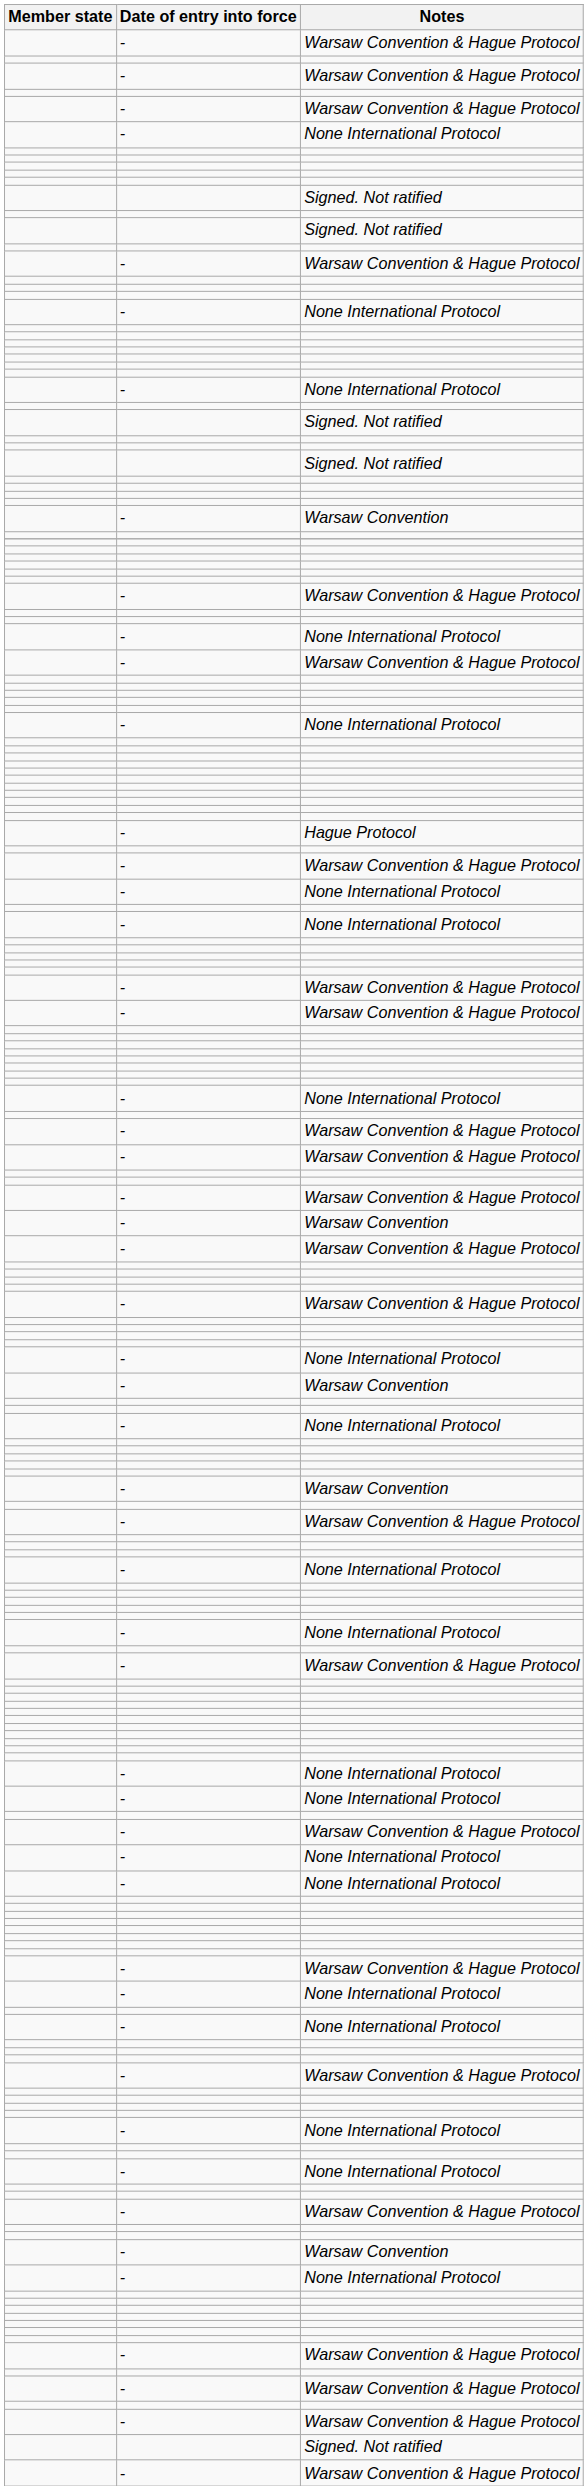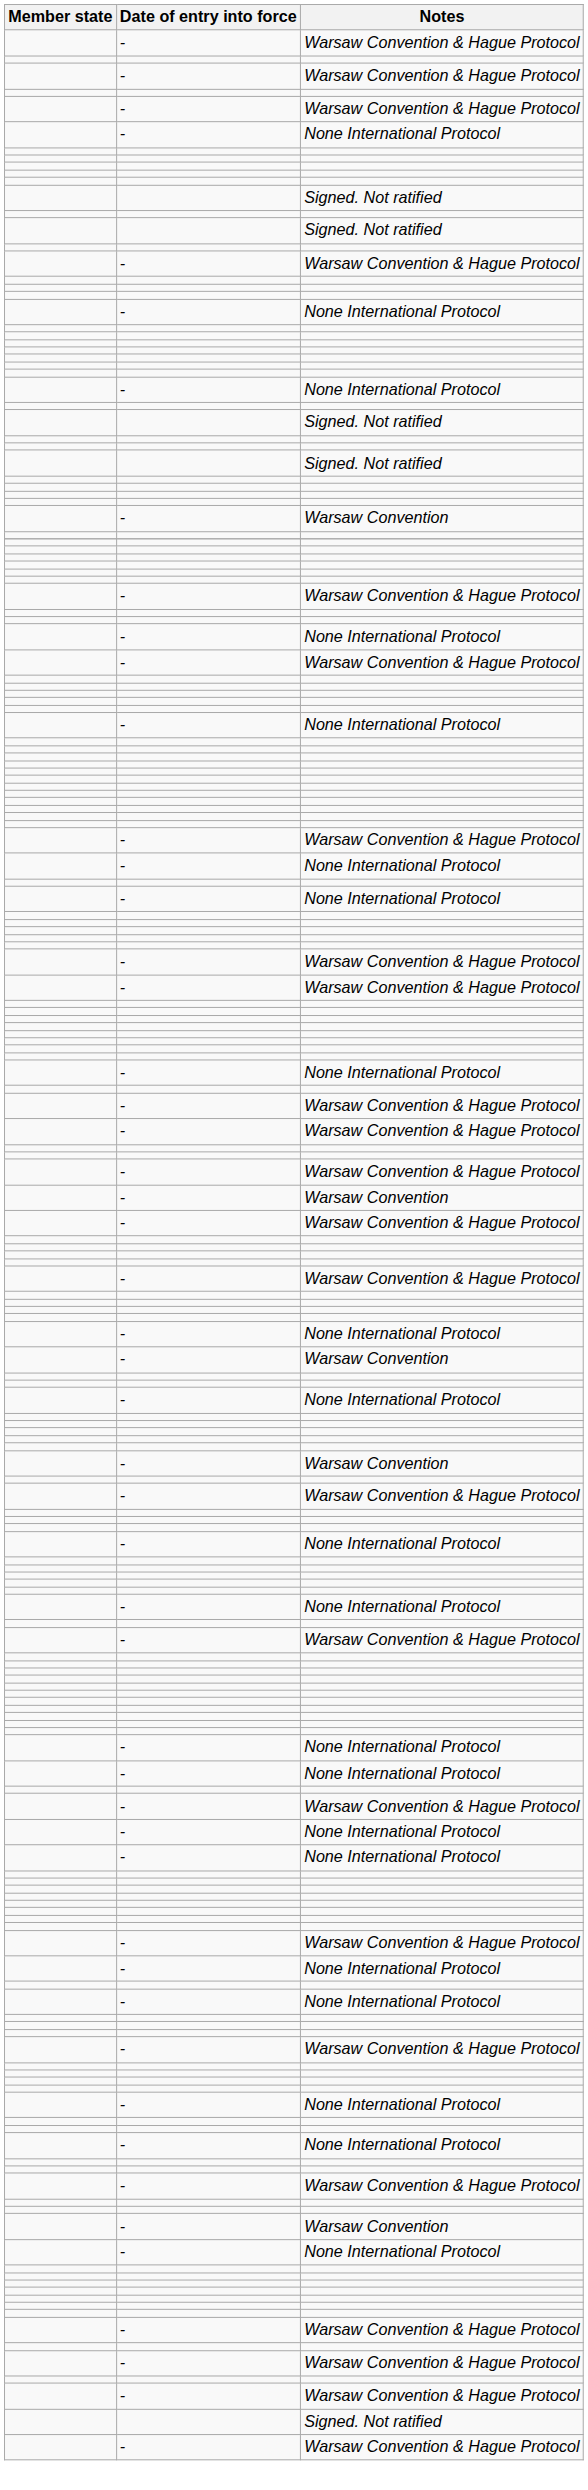- row: (123, 832)
